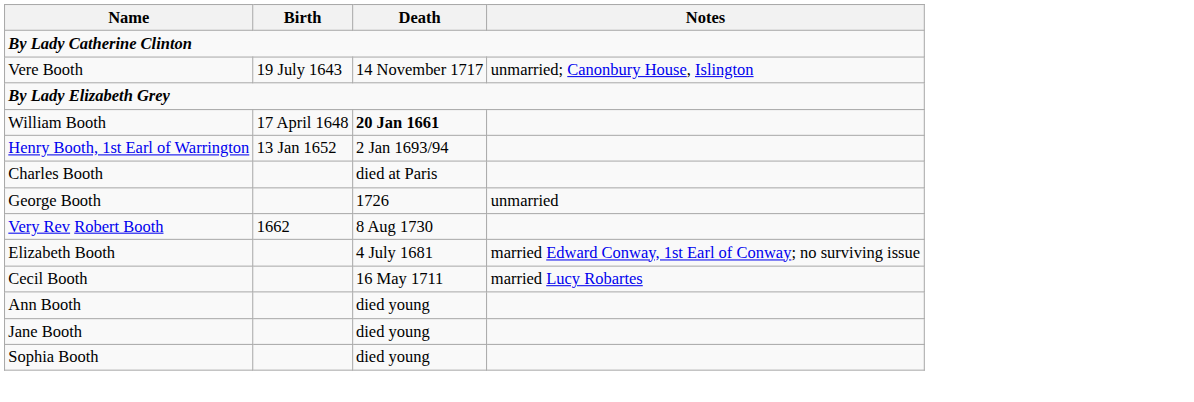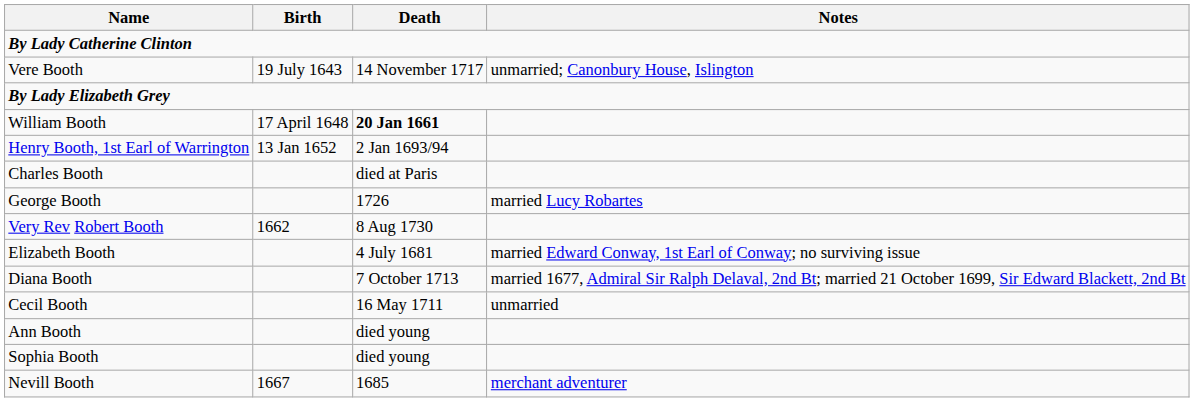(525, 200) unmarried -> (567, 200) married Lucy Robartes
+ row: (50, 278)
(567, 278) married Lucy Robartes -> (525, 305) unmarried
- row: (45, 331)
+ row: (51, 383)
